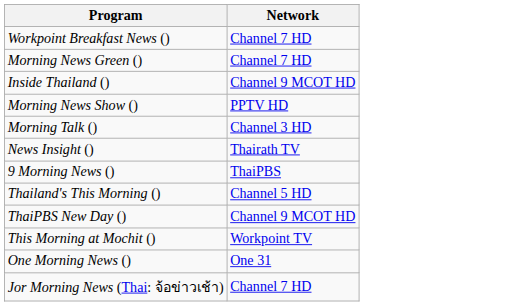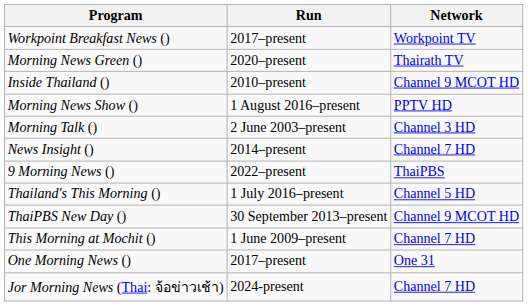+ column: (309, 15)
(271, 37) Channel 7 HD -> (435, 37) Workpoint TV
(271, 60) Channel 7 HD -> (429, 60) Thairath TV
(265, 149) Thairath TV -> (435, 149) Channel 7 HD
(271, 238) Workpoint TV -> (435, 238) Channel 7 HD
